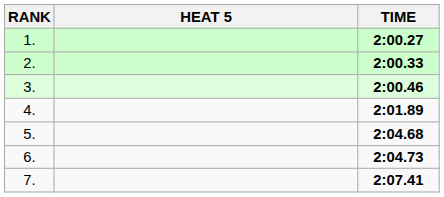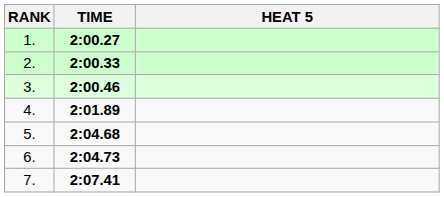columns swapped: (206, 17) <-> (398, 17)
